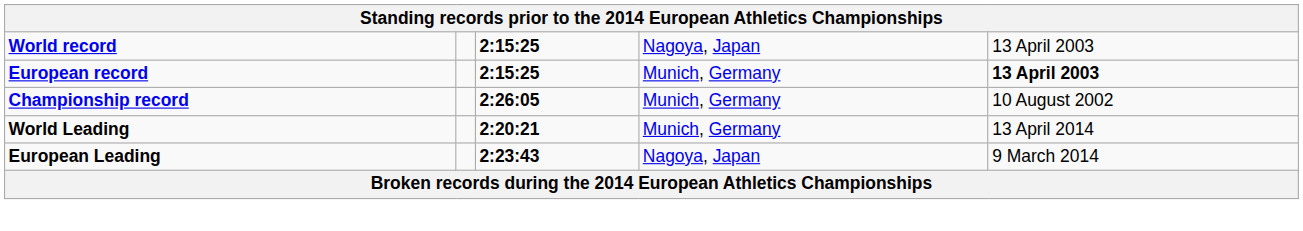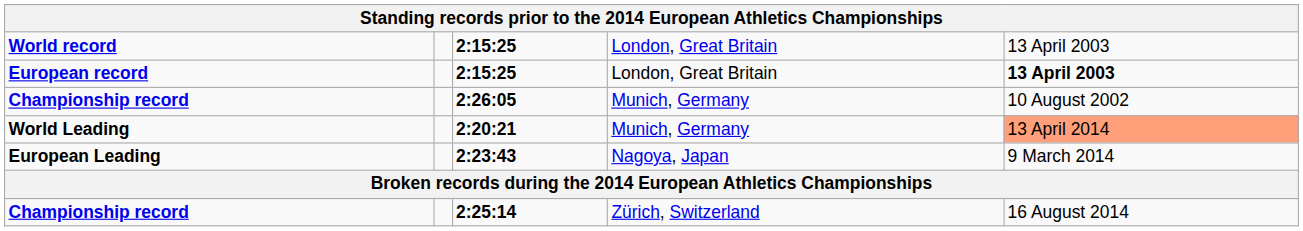(702, 45) Nagoya, Japan -> (694, 45) London, Great Britain
(712, 73) Munich, Germany -> (694, 73) London, Great Britain
(1043, 128) no background -> (1059, 128) lightsalmon background
+ row: (99, 211)
